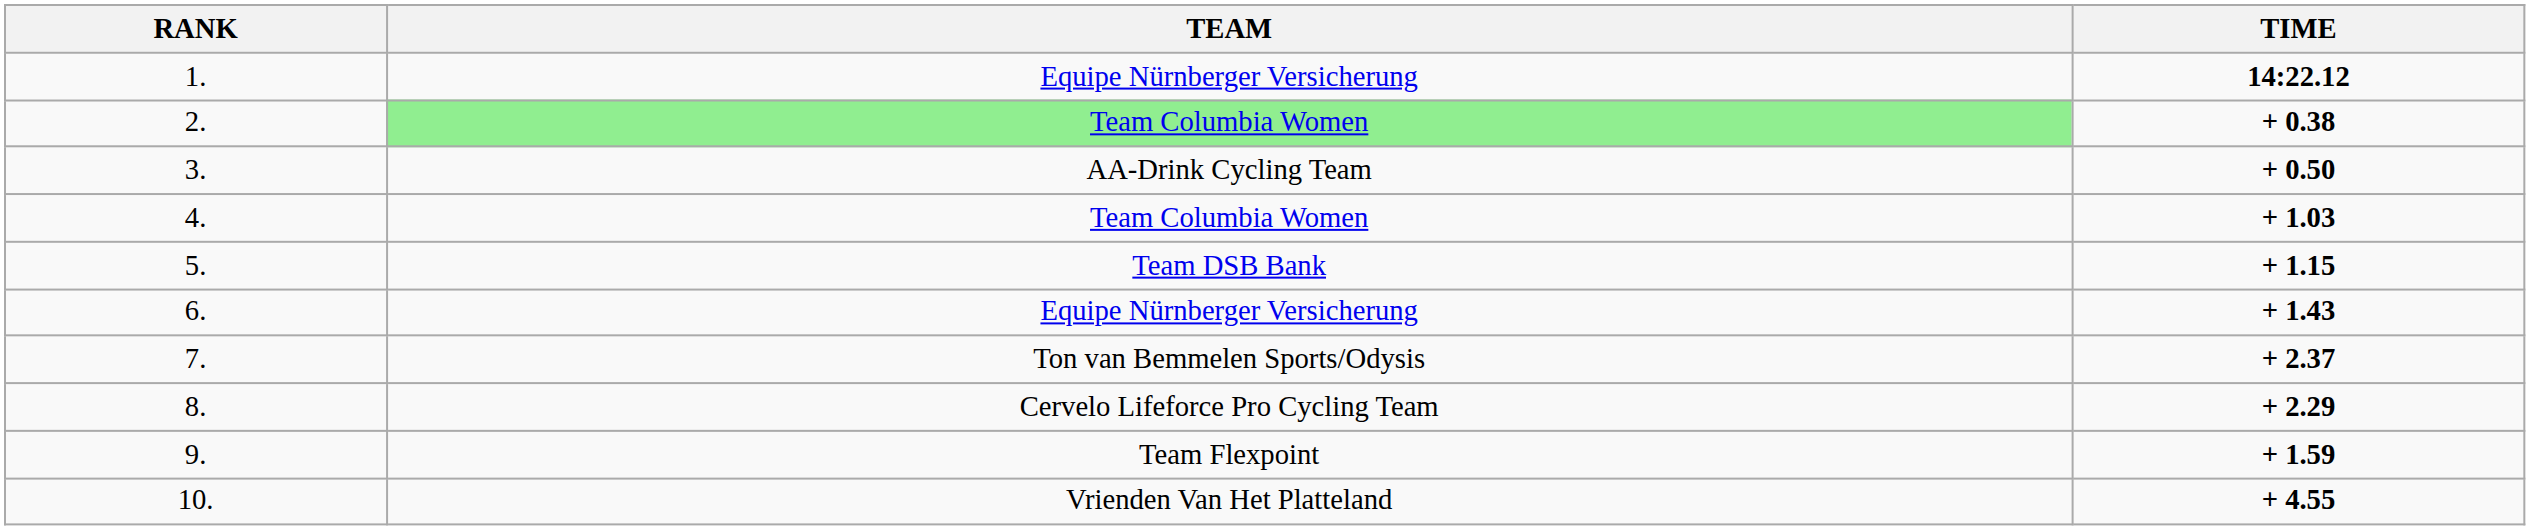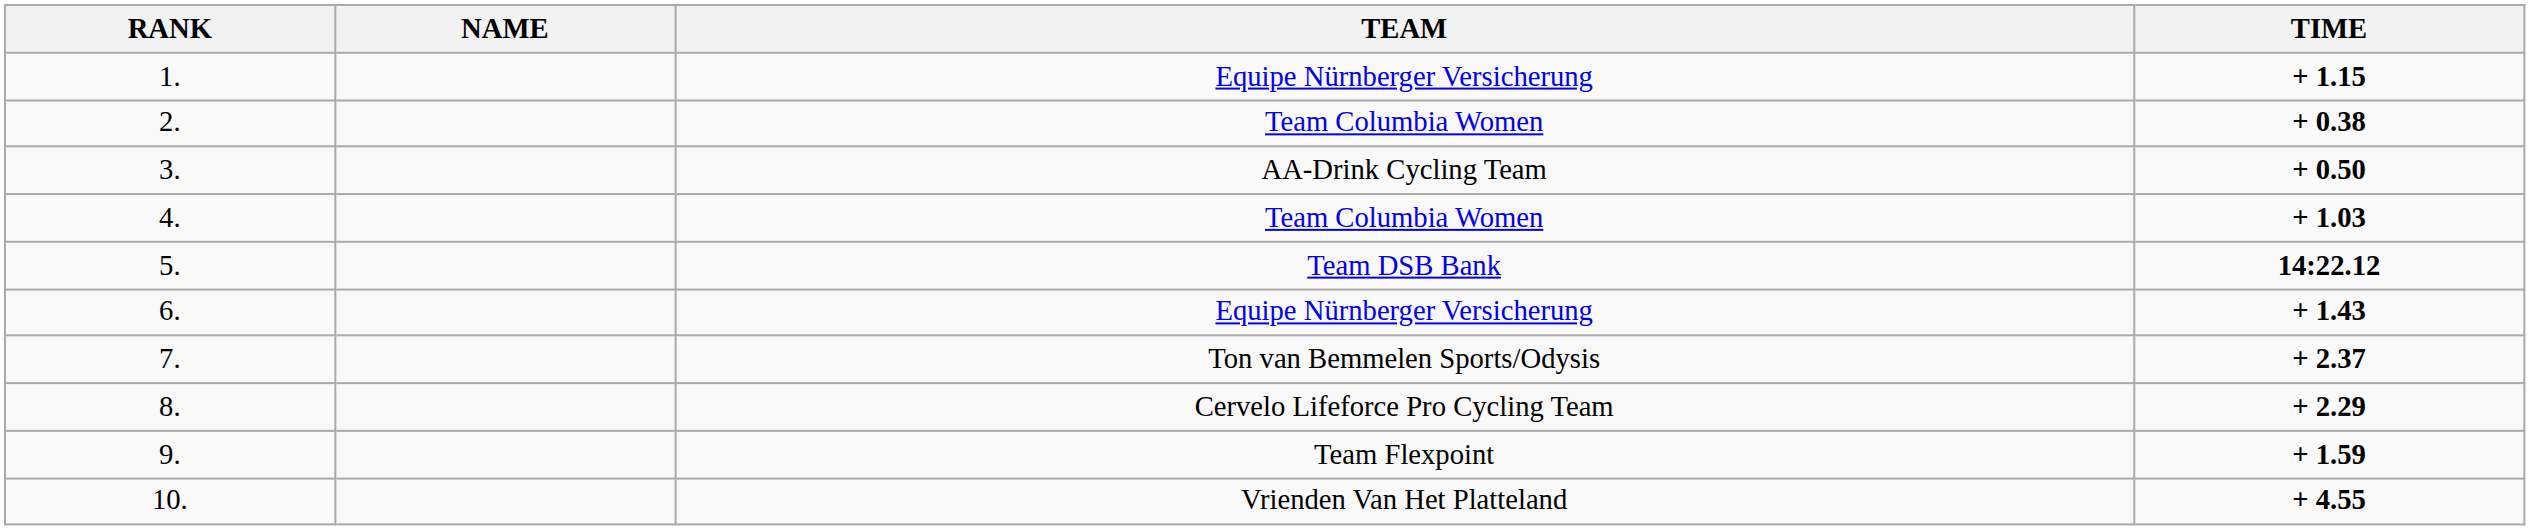+ column: (505, 28)
(2298, 75) 14:22.12 -> (2329, 75) + 1.15
(1229, 123) lightgreen background -> (1404, 123) no background
(2298, 264) + 1.15 -> (2329, 264) 14:22.12
